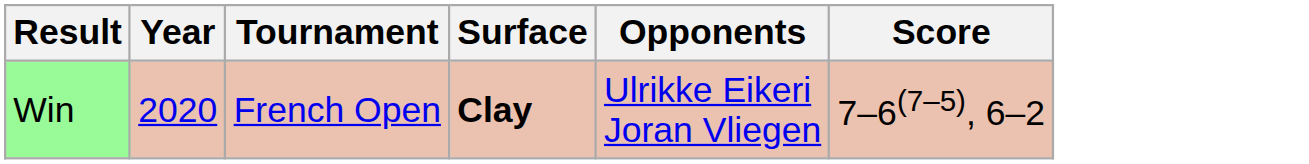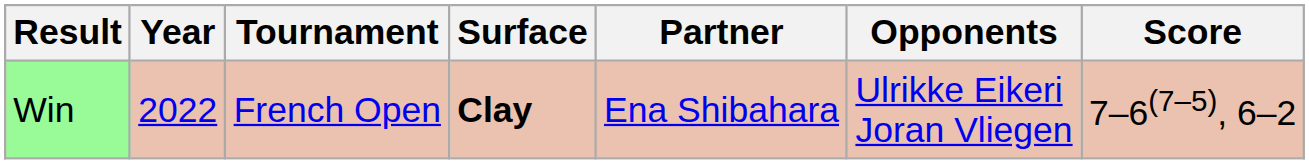+ column: (722, 32)
(178, 108) 2020 -> (178, 108) 2022
